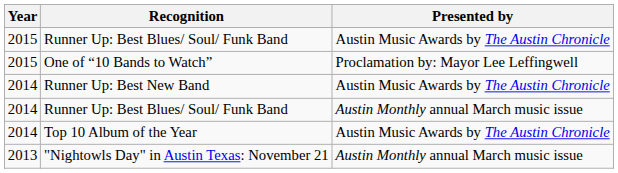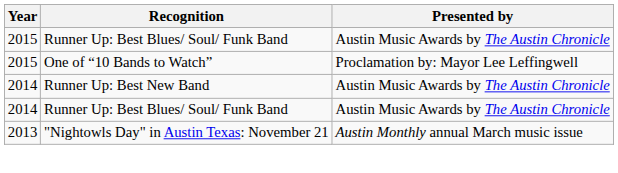(459, 109) Austin Monthly annual March music issue -> (473, 109) Austin Music Awards by The Austin Chronicle
- row: (23, 132)
